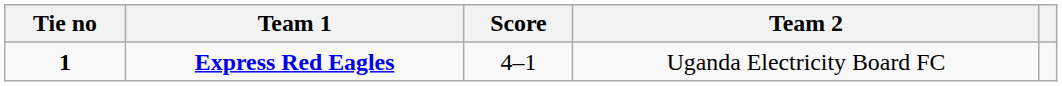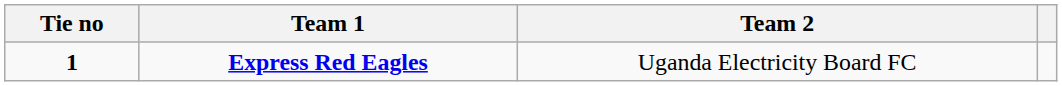- column: (518, 23)
